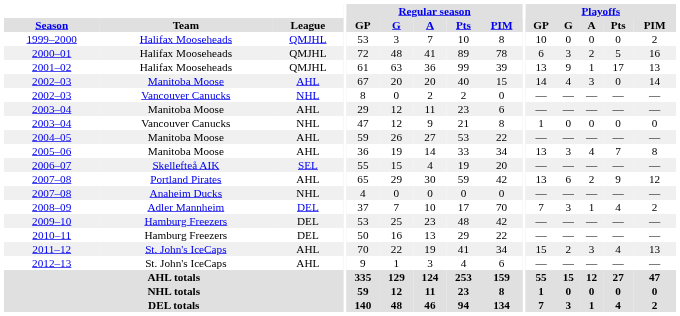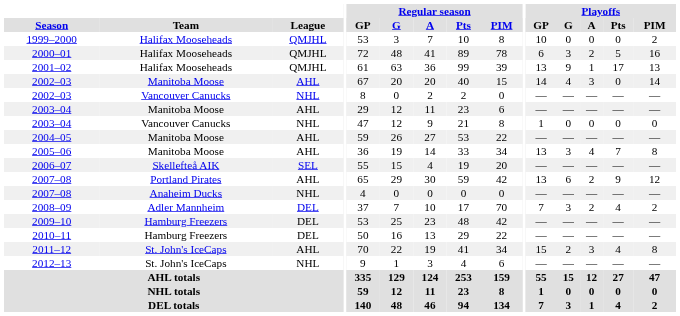(592, 207) 1 -> (592, 207) 2
(655, 249) 13 -> (655, 249) 8
(308, 263) AHL -> (308, 263) NHL
